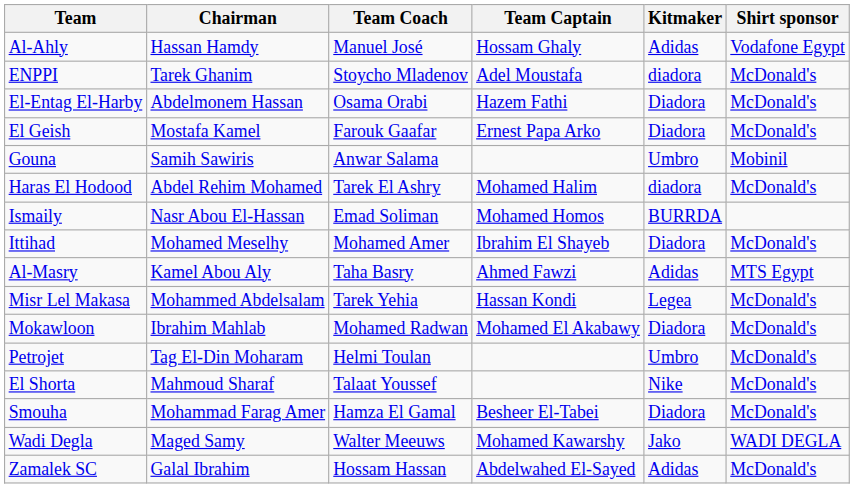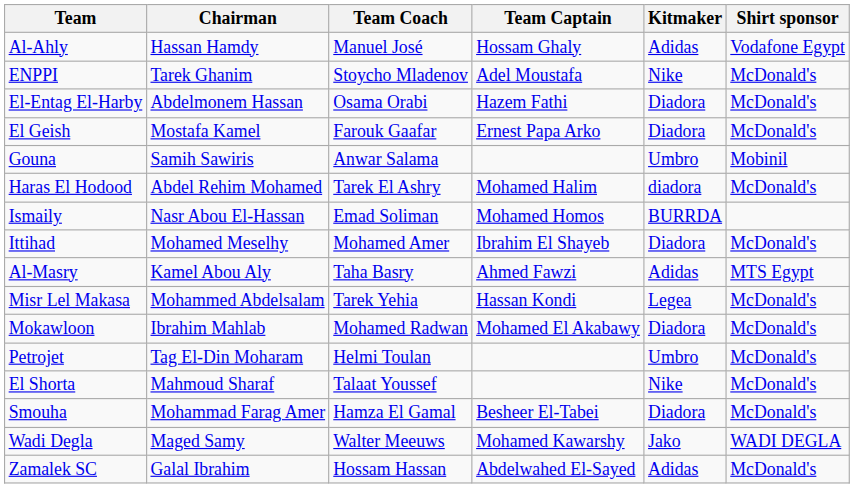(675, 74) diadora -> (665, 74) Nike
